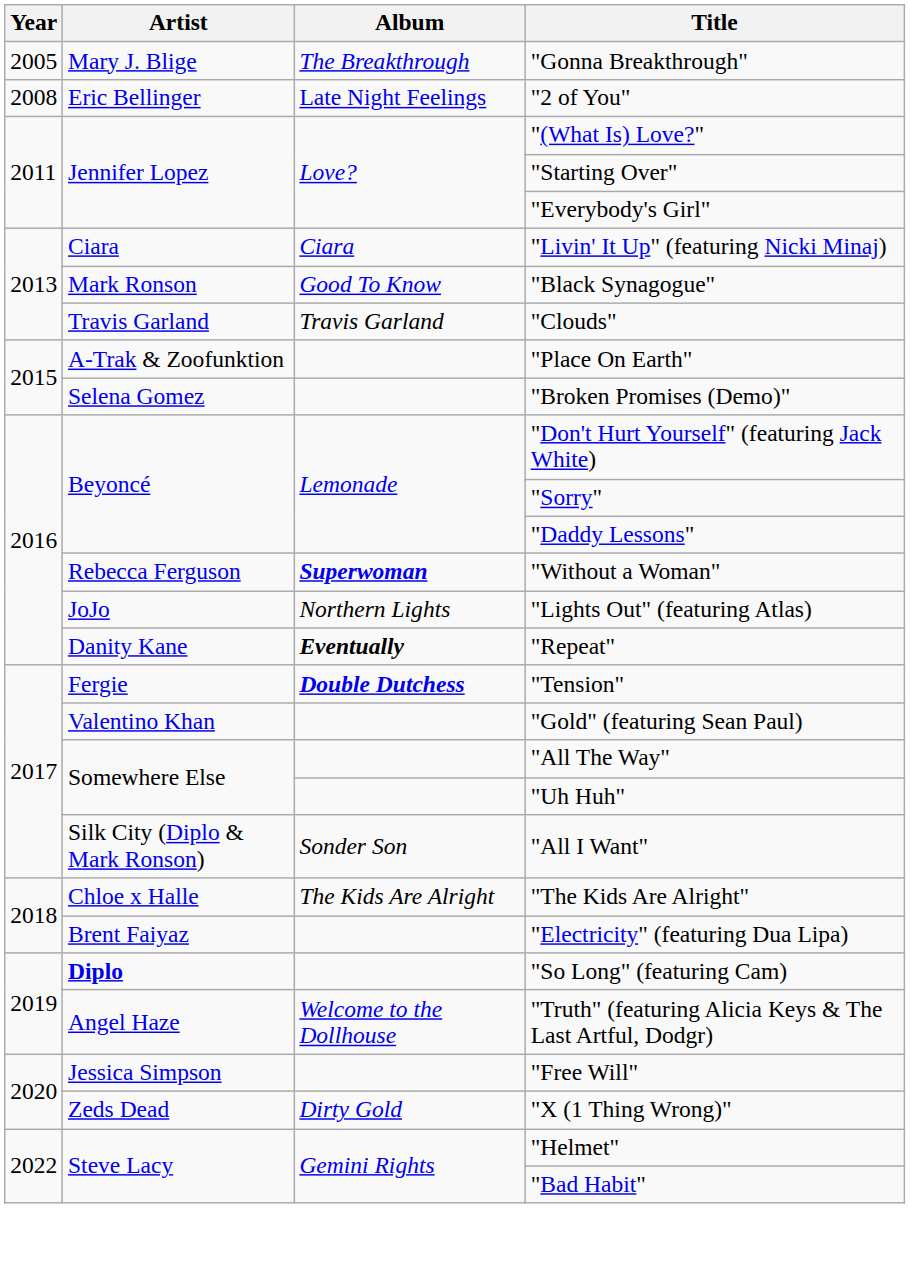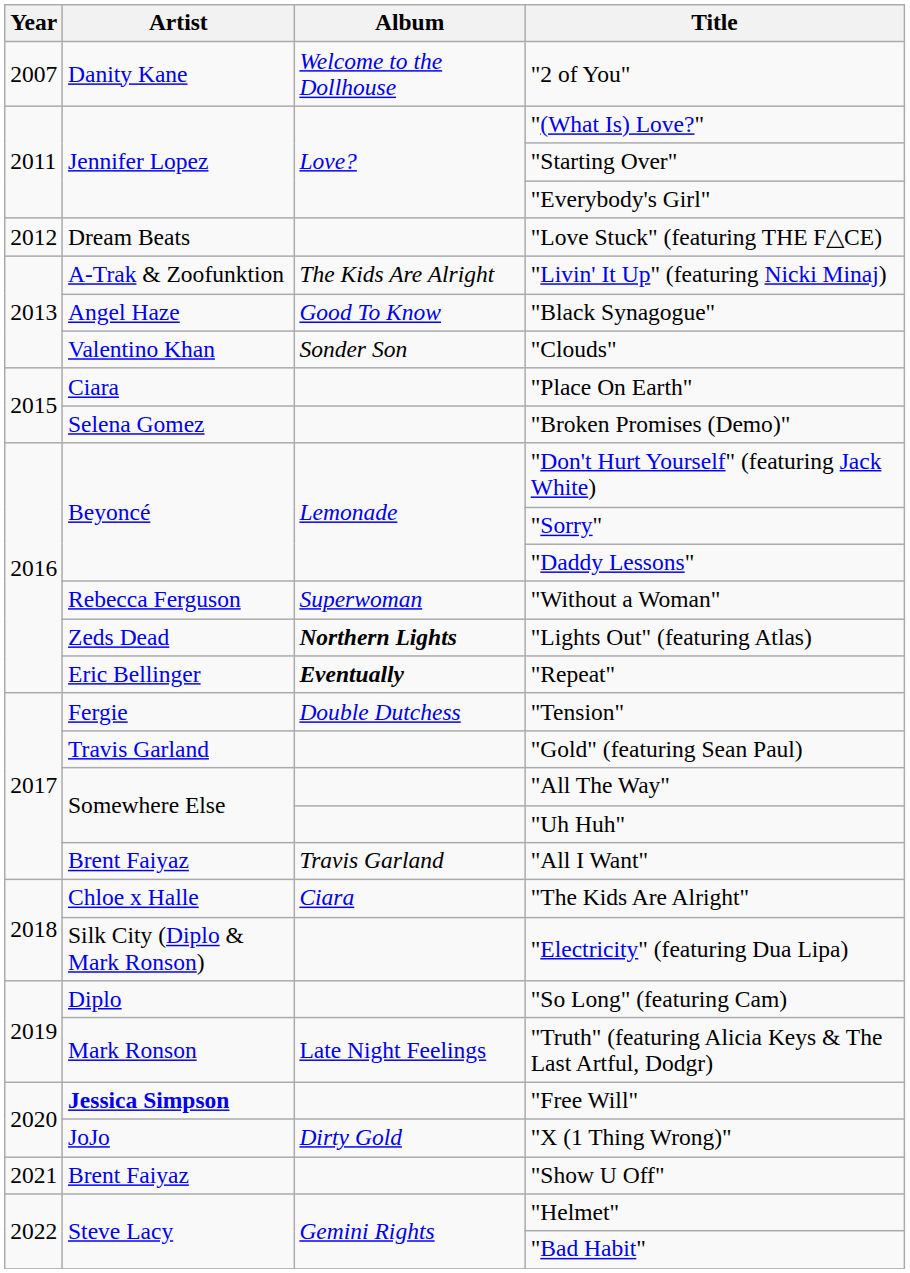- row: (639, 60)
(34, 97) 2008 -> (34, 73) 2007
(134, 97) Eric Bellinger -> (128, 73) Danity Kane
(393, 97) Late Night Feelings -> (371, 73) Welcome to the Dollhouse
+ row: (706, 237)
(94, 246) Ciara -> (176, 274) A-Trak & Zoofunktion
(327, 246) Ciara -> (397, 274) The Kids Are Alright
(132, 284) Mark Ronson -> (124, 312) Angel Haze
(138, 321) Travis Garland -> (142, 349) Valentino Khan
(372, 321) Travis Garland -> (353, 349) Sonder Son
(176, 358) A-Trak & Zoofunktion -> (94, 386) Ciara
(363, 571) bold -> (361, 599) normal
(89, 609) JoJo -> (119, 637) Zeds Dead
(375, 609) normal -> (378, 637) bold
(128, 646) Danity Kane -> (134, 674) Eric Bellinger
(382, 683) bold -> (380, 711) normal
(142, 721) Valentino Khan -> (138, 748) Travis Garland
(156, 846) Silk City (Diplo & Mark Ronson) -> (128, 860) Brent Faiyaz
(353, 846) Sonder Son -> (372, 860) Travis Garland
(397, 896) The Kids Are Alright -> (327, 898) Ciara
(128, 933) Brent Faiyaz -> (156, 948) Silk City (Diplo & Mark Ronson)
(95, 971) bold -> (95, 999) normal
(124, 1021) Angel Haze -> (132, 1049) Mark Ronson
(371, 1021) Welcome to the Dollhouse -> (393, 1049) Late Night Feelings
(145, 1072) normal -> (149, 1100) bold
(119, 1109) Zeds Dead -> (89, 1137) JoJo
+ row: (598, 1174)
